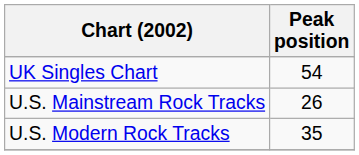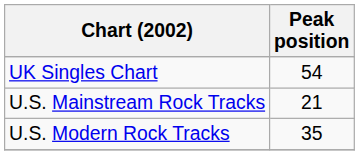(312, 103) 26 -> (312, 103) 21
